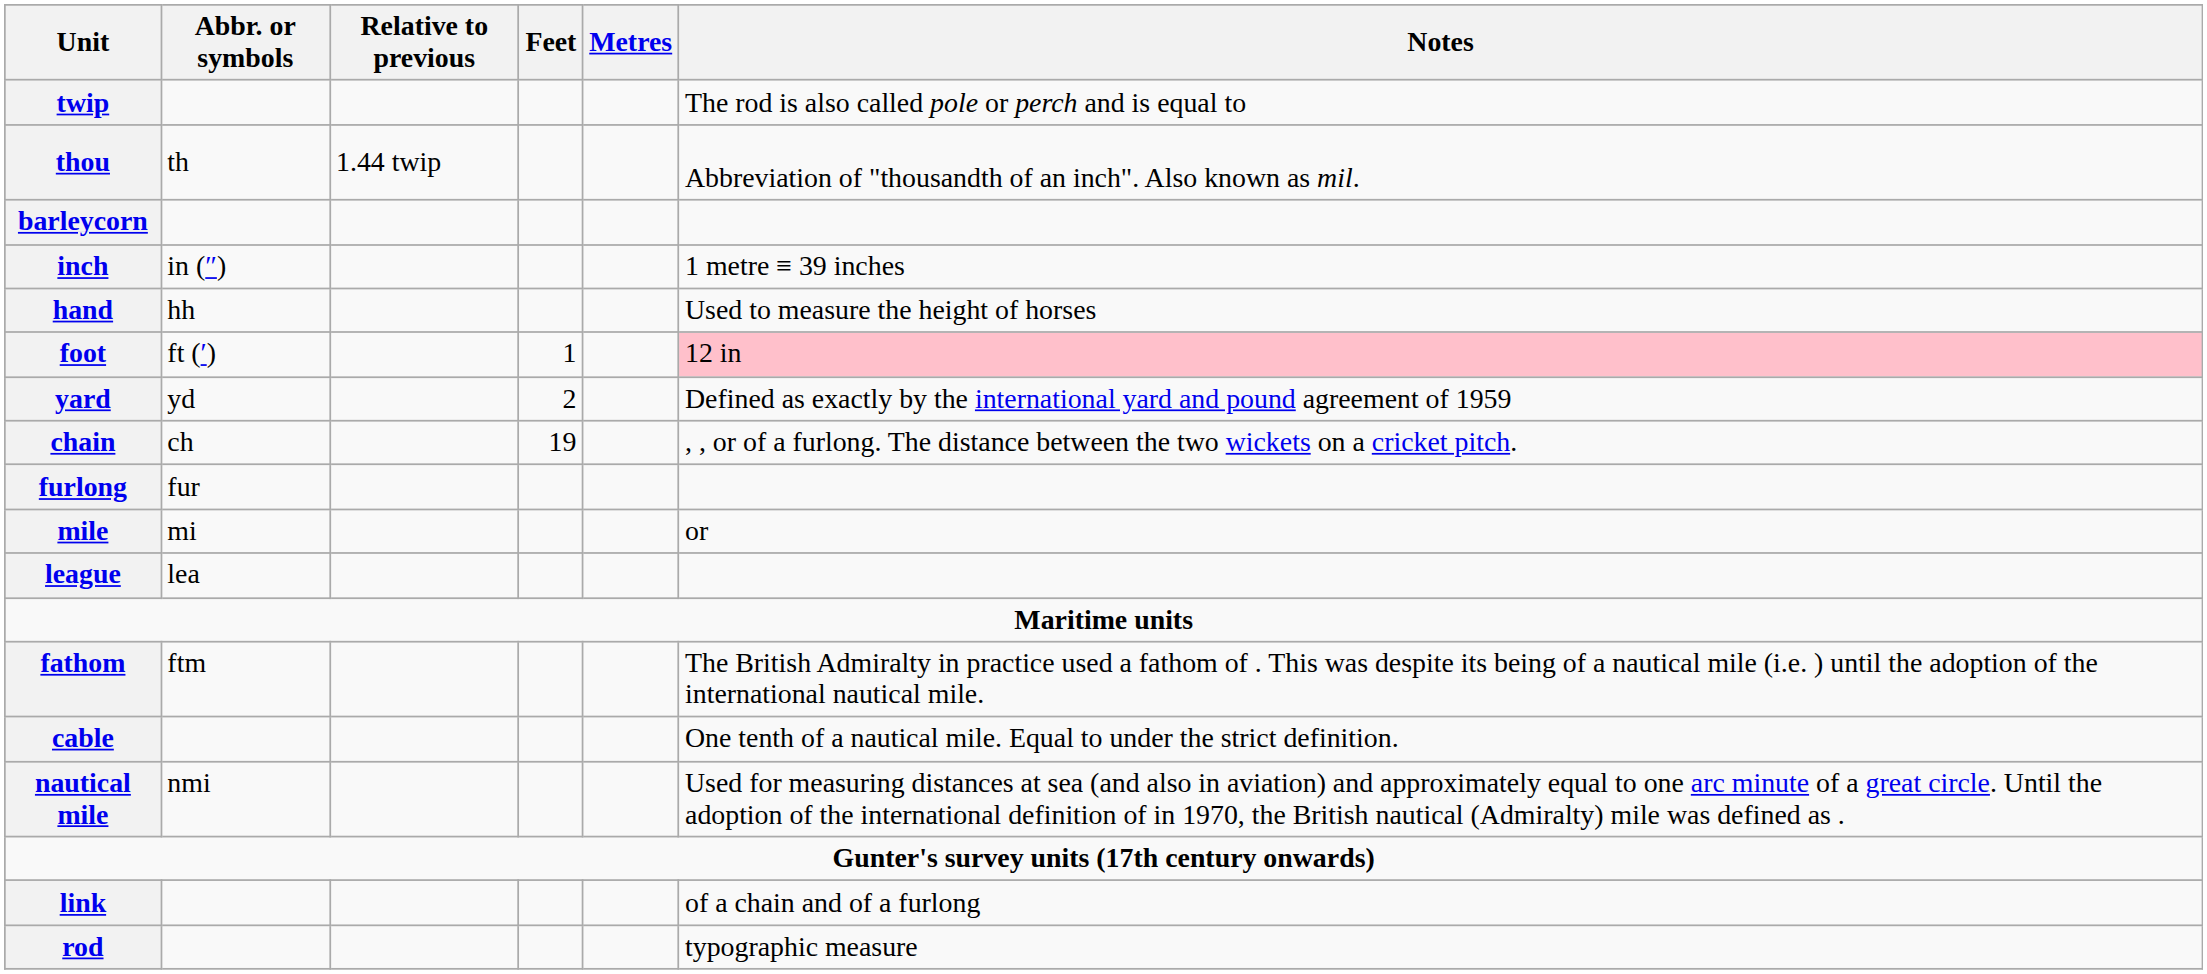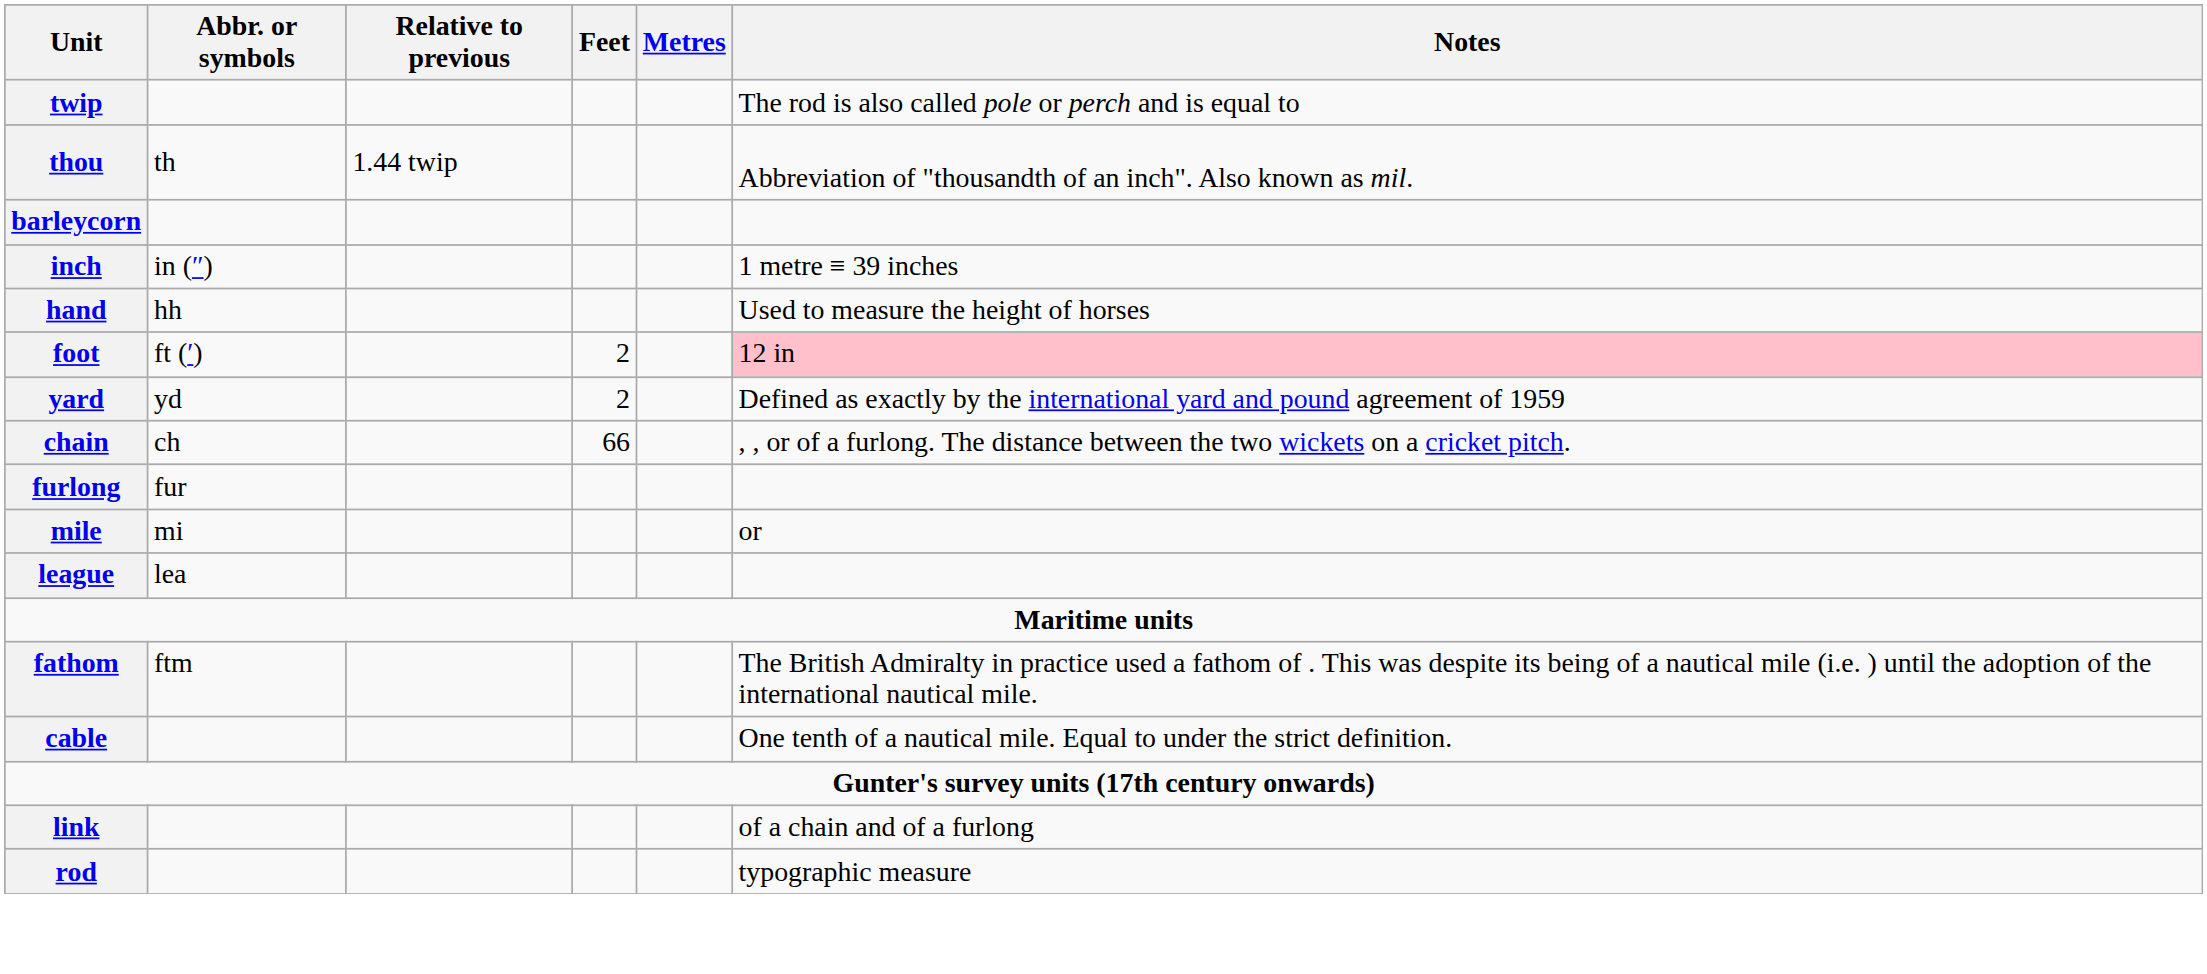(569, 354) 1 -> (623, 354) 2
(562, 442) 19 -> (616, 442) 66
- row: (83, 798)
